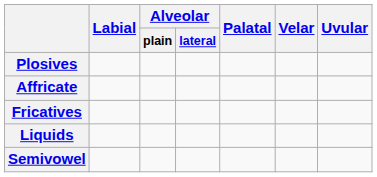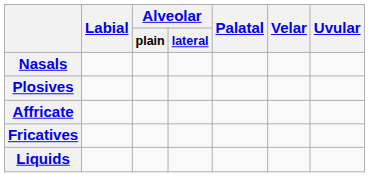+ row: (43, 64)
- row: (47, 159)
